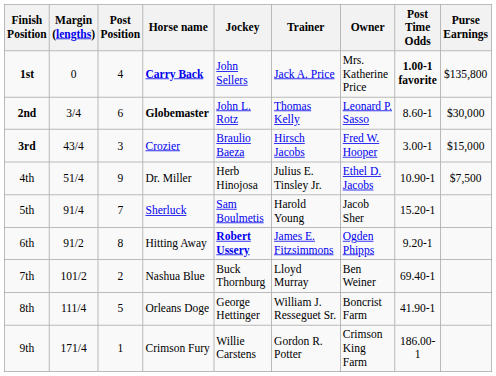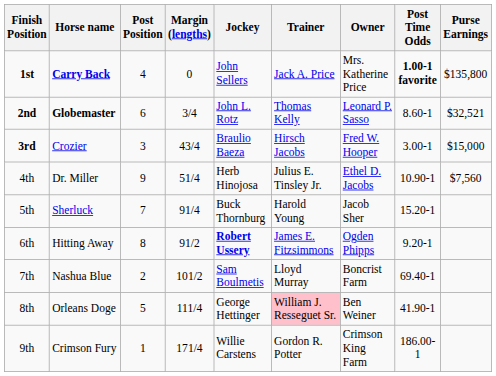columns swapped: (74, 27) <-> (178, 27)
(466, 113) $30,000 -> (466, 113) $32,521
(466, 178) $7,500 -> (466, 178) $7,560
(240, 211) Sam Boulmetis -> (241, 211) Buck Thornburg
(241, 276) Buck Thornburg -> (240, 276) Sam Boulmetis
(359, 276) Ben Weiner -> (362, 276) Boncrist Farm
(305, 309) no background -> (305, 309) pink background
(362, 309) Boncrist Farm -> (359, 309) Ben Weiner
